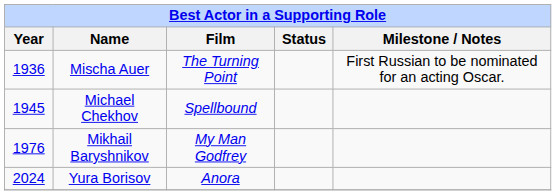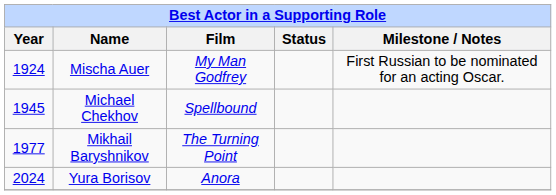(29, 69) 1936 -> (29, 69) 1924
(221, 69) The Turning Point -> (221, 69) My Man Godfrey
(29, 147) 1976 -> (29, 147) 1977
(221, 147) My Man Godfrey -> (221, 147) The Turning Point
